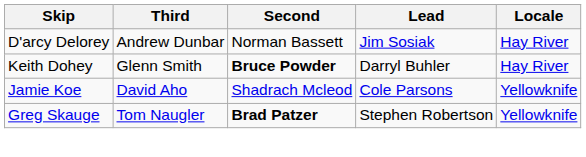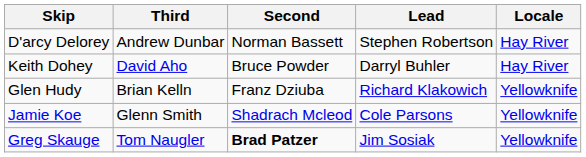(397, 41) Jim Sosiak -> (426, 41) Stephen Robertson
(159, 66) Glenn Smith -> (152, 66) David Aho
(284, 66) bold -> (280, 66) normal
+ row: (45, 90)
(152, 90) David Aho -> (159, 115) Glenn Smith
(426, 115) Stephen Robertson -> (397, 139) Jim Sosiak
